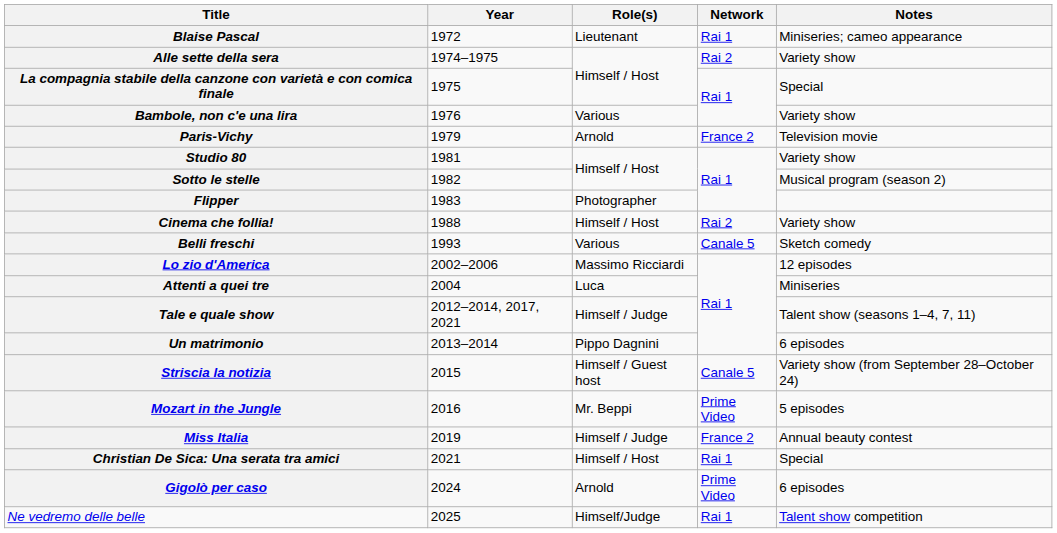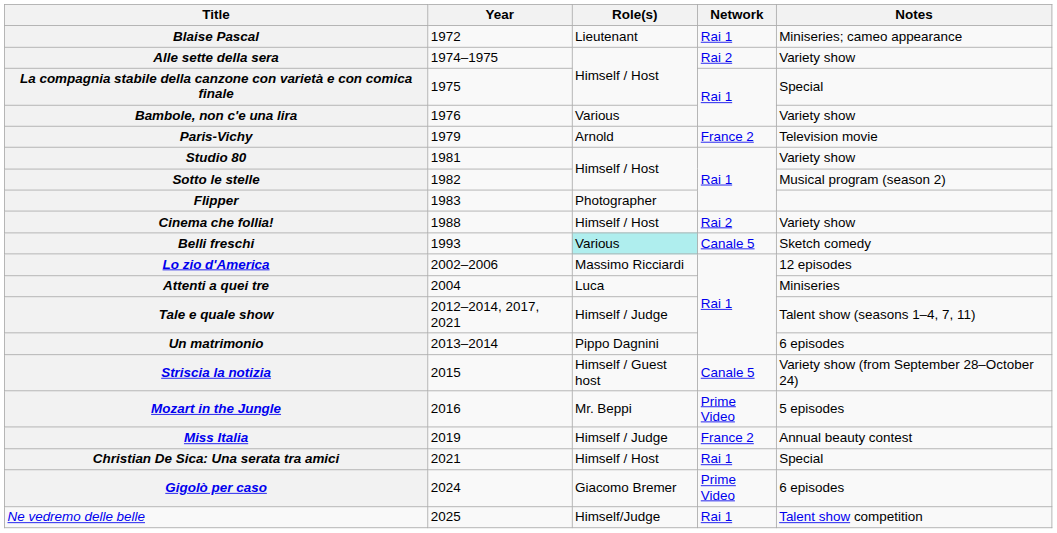(597, 243) no background -> (597, 243) paleturquoise background
(594, 488) Arnold -> (626, 488) Giacomo Bremer
